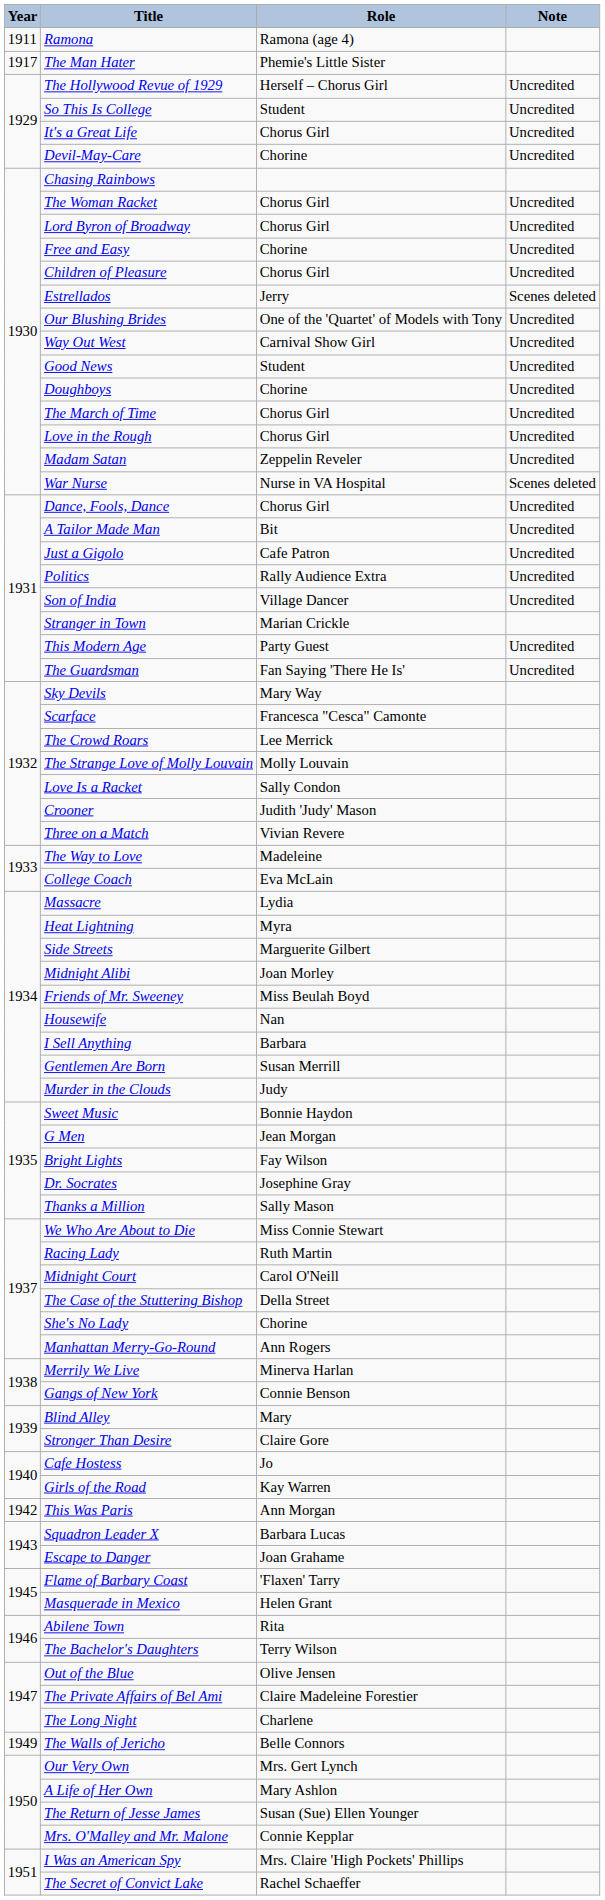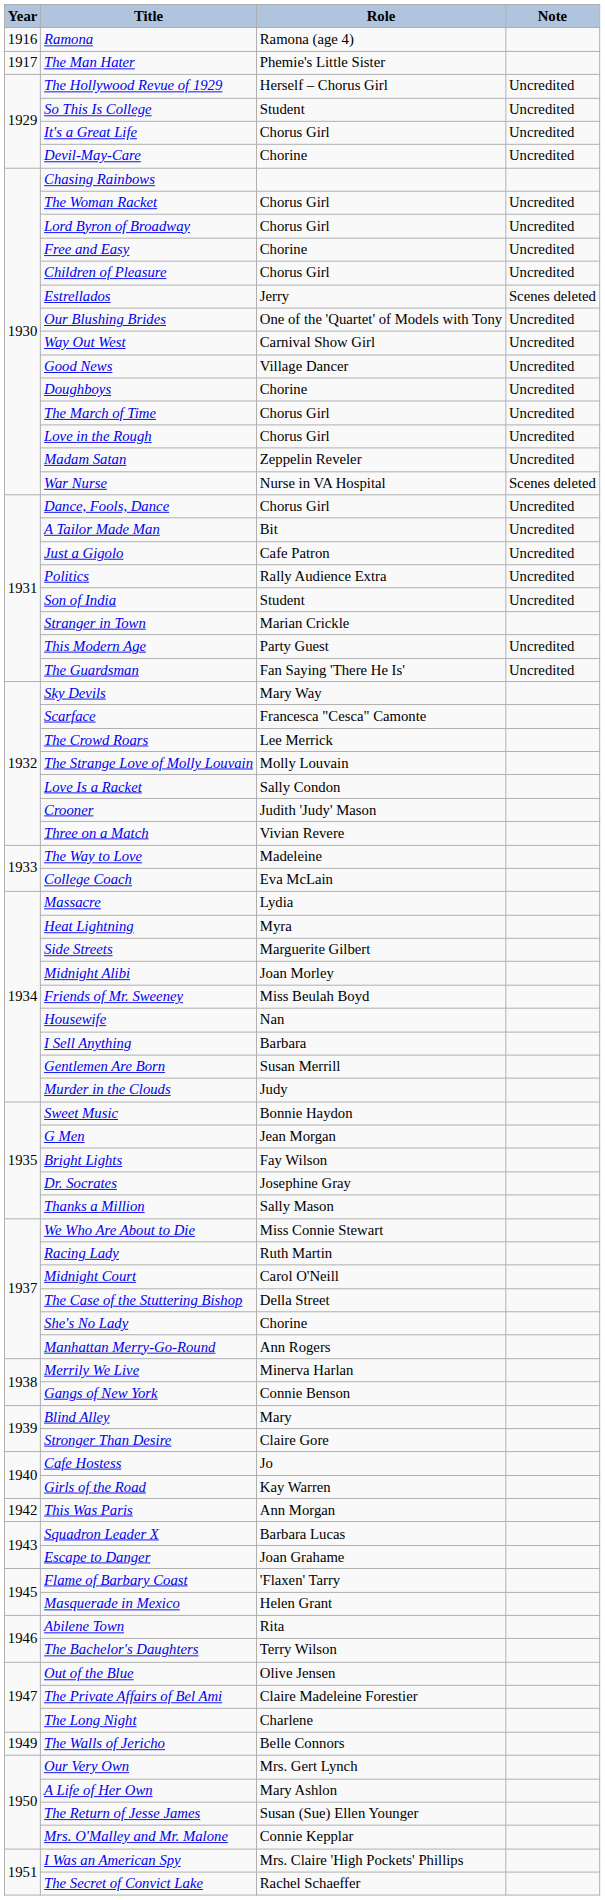(22, 39) 1911 -> (23, 39) 1916
(282, 366) Student -> (304, 366) Village Dancer
(304, 599) Village Dancer -> (282, 599) Student
